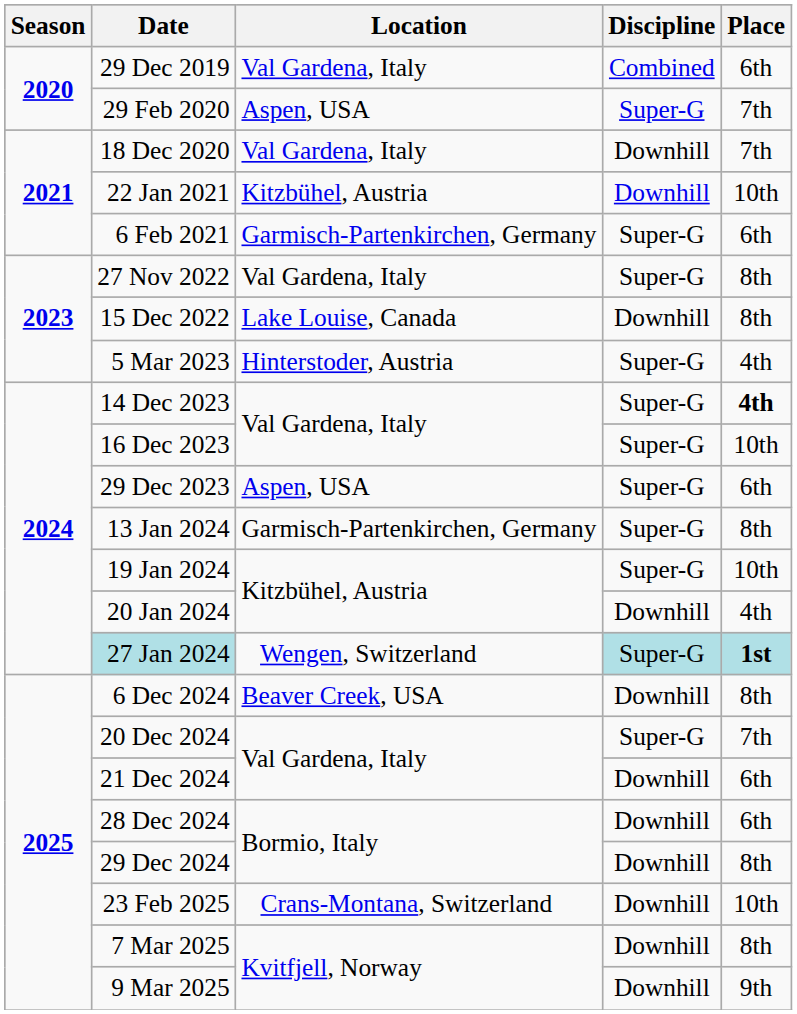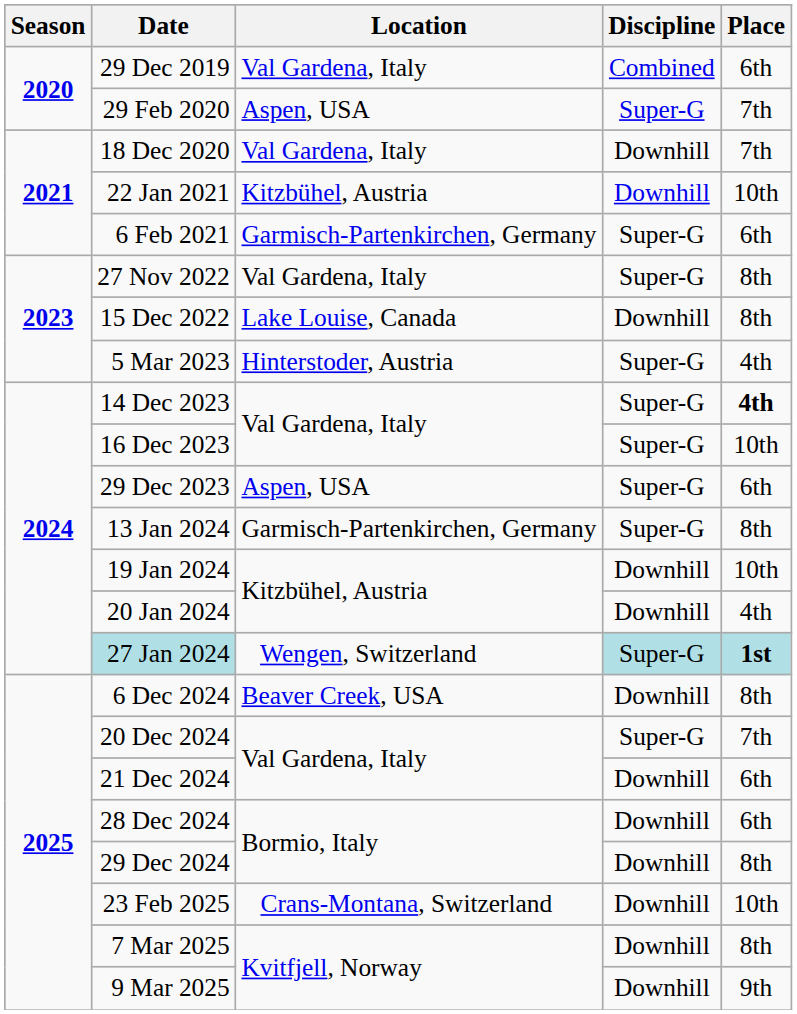(662, 569) Super-G -> (662, 569) Downhill
